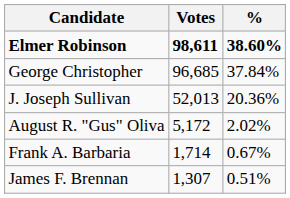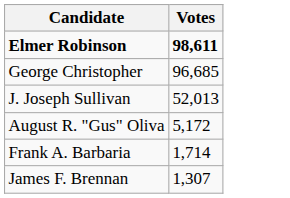- column: (254, 17)
